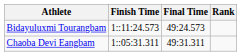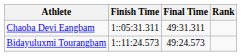rows swapped: (56, 28) <-> (51, 44)
